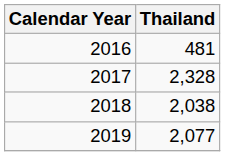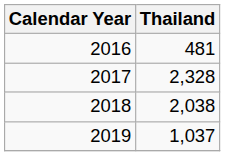(192, 135) 2,077 -> (192, 135) 1,037
